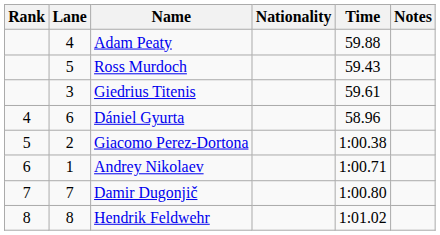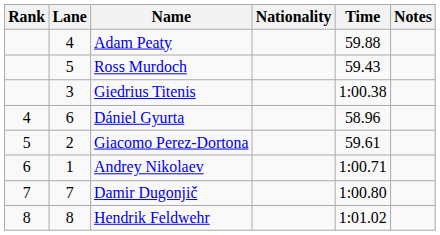(363, 92) 59.61 -> (363, 92) 1:00.38
(363, 142) 1:00.38 -> (363, 142) 59.61
